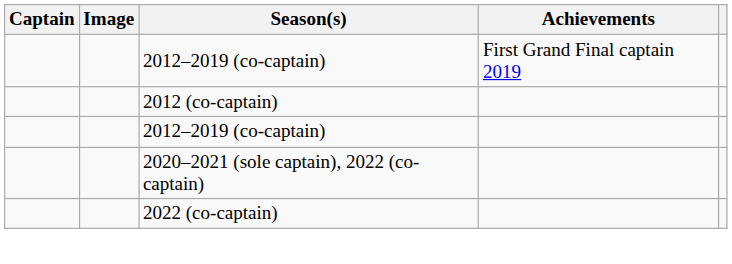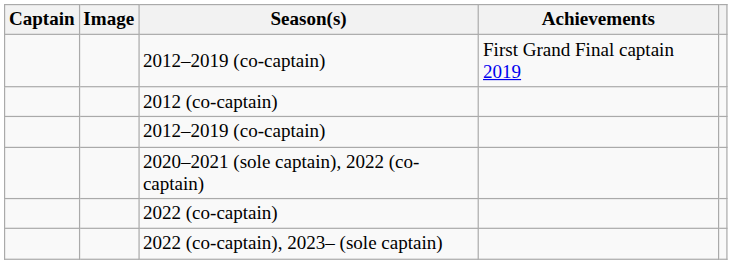+ row: (293, 243)
